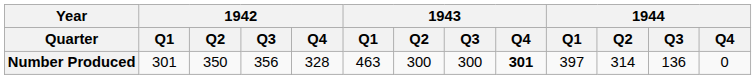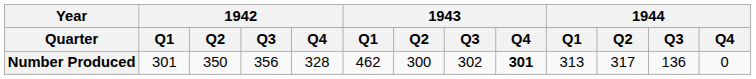(368, 62) 463 -> (368, 62) 462
(470, 62) 300 -> (470, 62) 302
(572, 62) 397 -> (572, 62) 313
(623, 62) 314 -> (623, 62) 317
